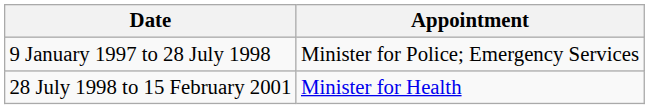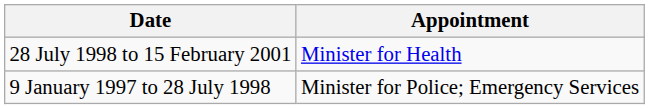rows swapped: (140, 53) <-> (150, 86)
